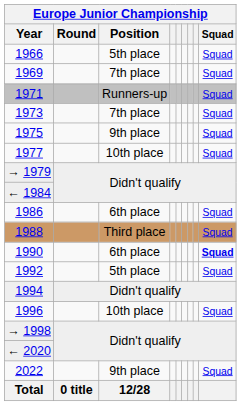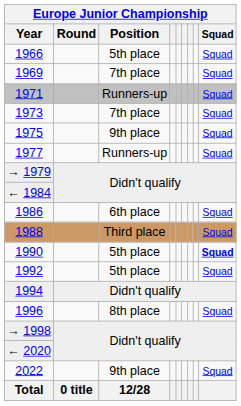(135, 152) 10th place -> (135, 152) Runners-up
(135, 251) 6th place -> (135, 251) 5th place
(135, 311) 10th place -> (135, 311) 8th place
